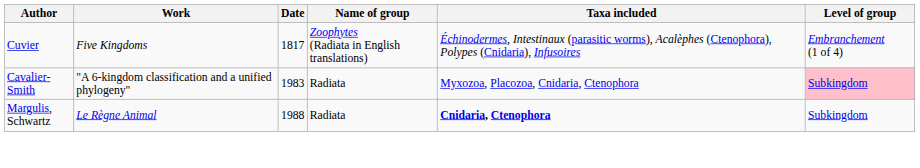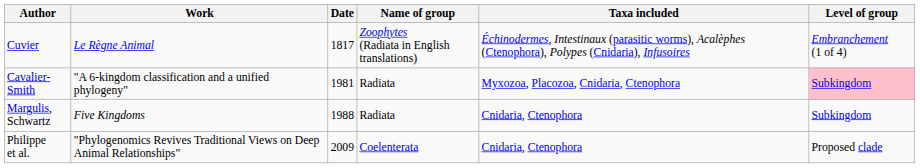(112, 45) Five Kingdoms -> (114, 45) Le Règne Animal
(293, 83) 1983 -> (342, 83) 1981
(116, 115) Le Règne Animal -> (109, 115) Five Kingdoms
(495, 115) bold -> (532, 115) normal
+ row: (27, 146)
